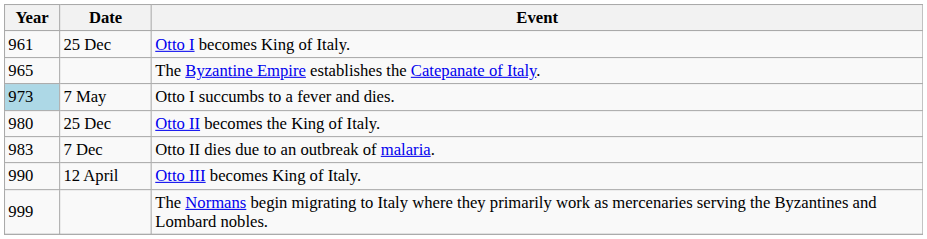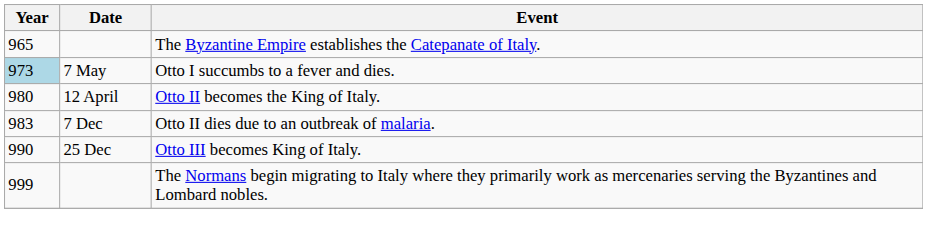- row: (253, 44)
(87, 123) 25 Dec -> (91, 96) 12 April
(91, 176) 12 April -> (87, 149) 25 Dec
